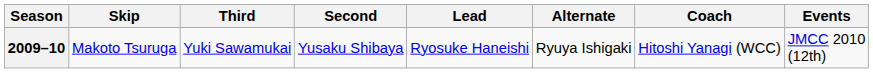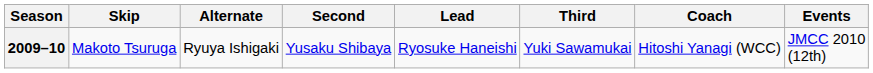columns swapped: (237, 16) <-> (584, 16)
